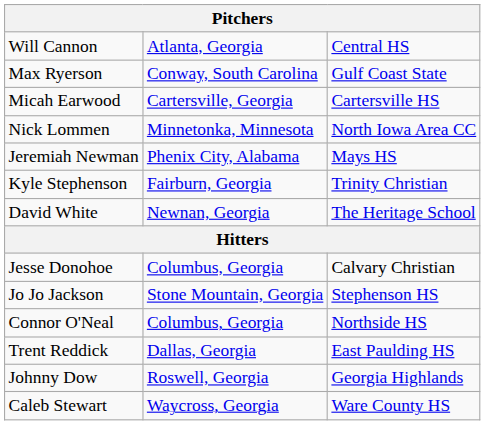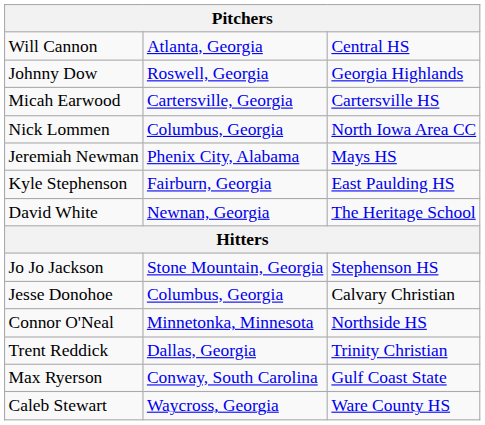rows swapped: (53, 377) <-> (55, 73)
(230, 128) Minnetonka, Minnesota -> (215, 128) Columbus, Georgia
(389, 184) Trinity Christian -> (393, 184) East Paulding HS
rows swapped: (61, 267) <-> (56, 294)
(215, 322) Columbus, Georgia -> (230, 322) Minnetonka, Minnesota
(393, 350) East Paulding HS -> (389, 350) Trinity Christian
